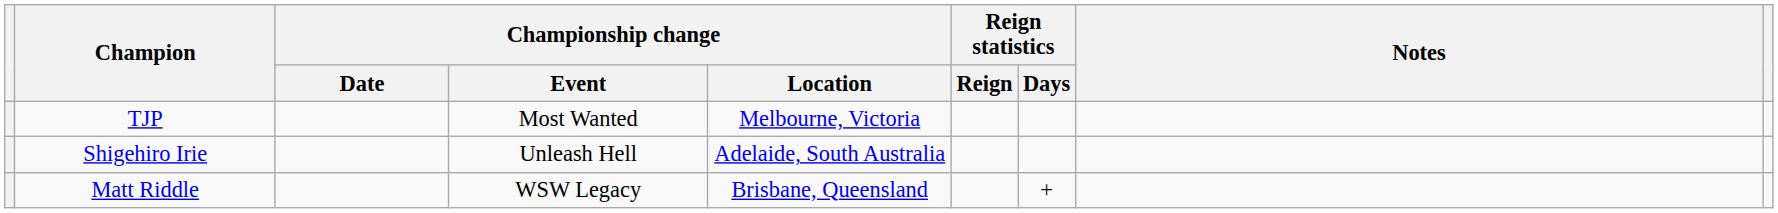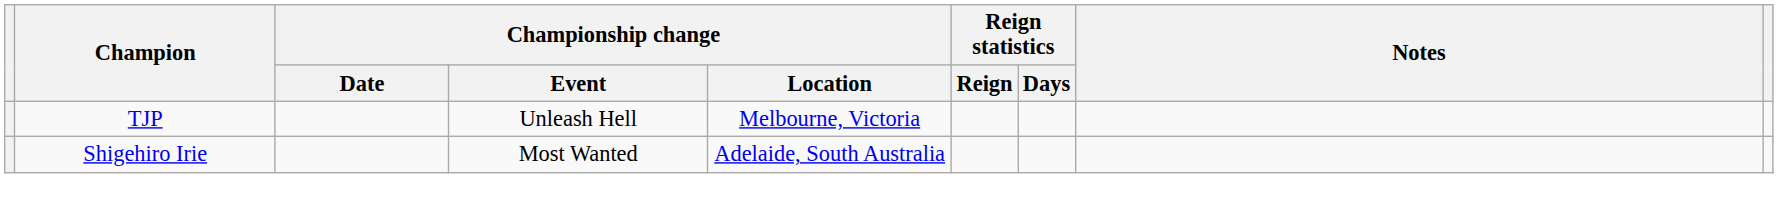(578, 118) Most Wanted -> (578, 118) Unleash Hell
(578, 154) Unleash Hell -> (578, 154) Most Wanted
- row: (145, 189)
